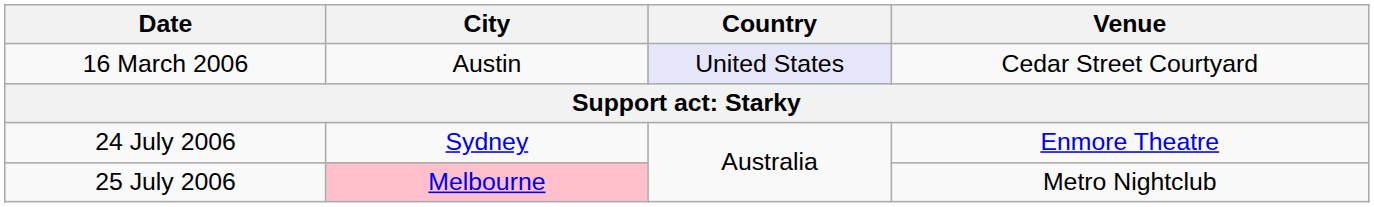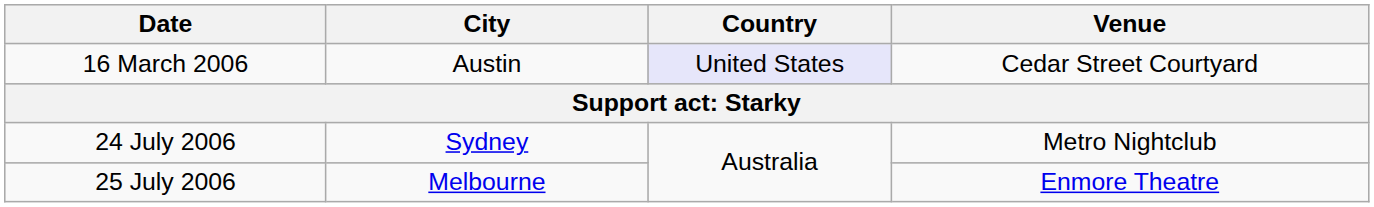(1130, 142) Enmore Theatre -> (1130, 142) Metro Nightclub
(487, 181) pink background -> (487, 181) no background
(1130, 181) Metro Nightclub -> (1130, 181) Enmore Theatre
